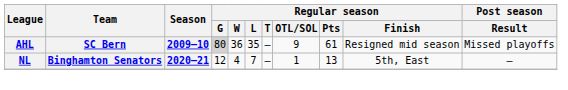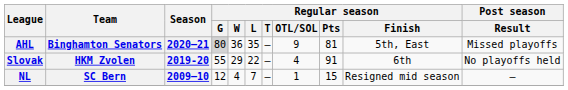(105, 45) SC Bern -> (105, 45) Binghamton Senators
(188, 45) 2009–10 -> (188, 45) 2020–21
(331, 45) 61 -> (331, 45) 81
(402, 45) Resigned mid season -> (402, 45) 5th, East
+ row: (25, 61)
(105, 61) Binghamton Senators -> (105, 77) SC Bern
(188, 61) 2020–21 -> (188, 77) 2009–10
(331, 61) 13 -> (331, 77) 15
(402, 61) 5th, East -> (402, 77) Resigned mid season
